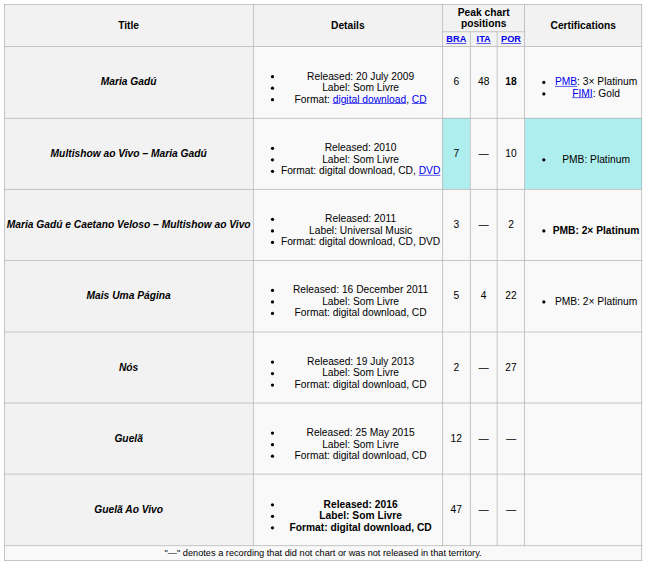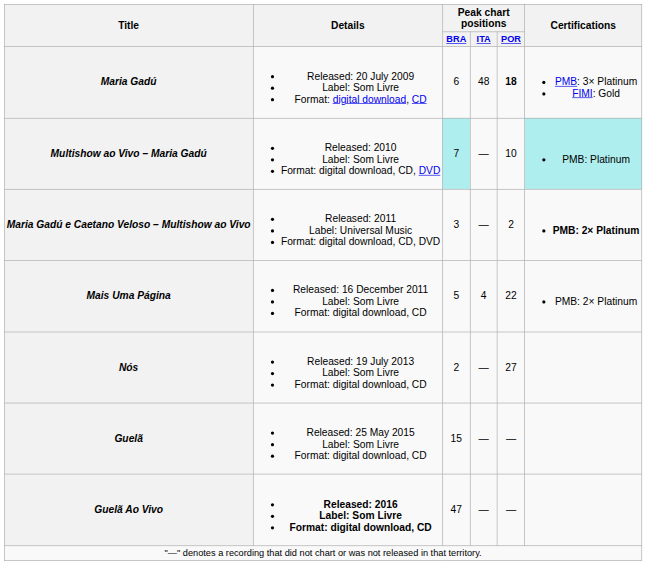(456, 438) 12 -> (456, 438) 15
